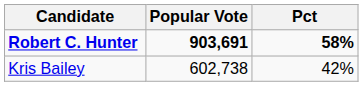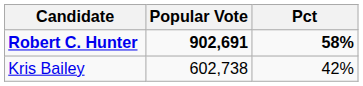(219, 42) 903,691 -> (219, 42) 902,691
